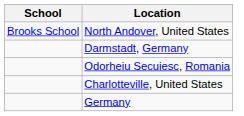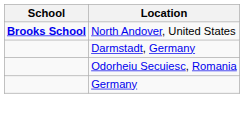(43, 31) normal -> (46, 31) bold
- row: (153, 84)
